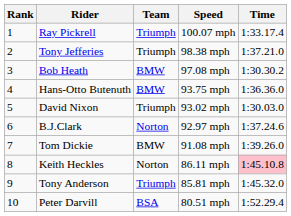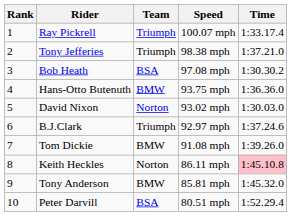(151, 70) BMW -> (147, 70) BSA
(156, 108) Triumph -> (152, 108) Norton
(152, 126) Norton -> (156, 126) Triumph
(156, 183) Triumph -> (151, 183) BMW
